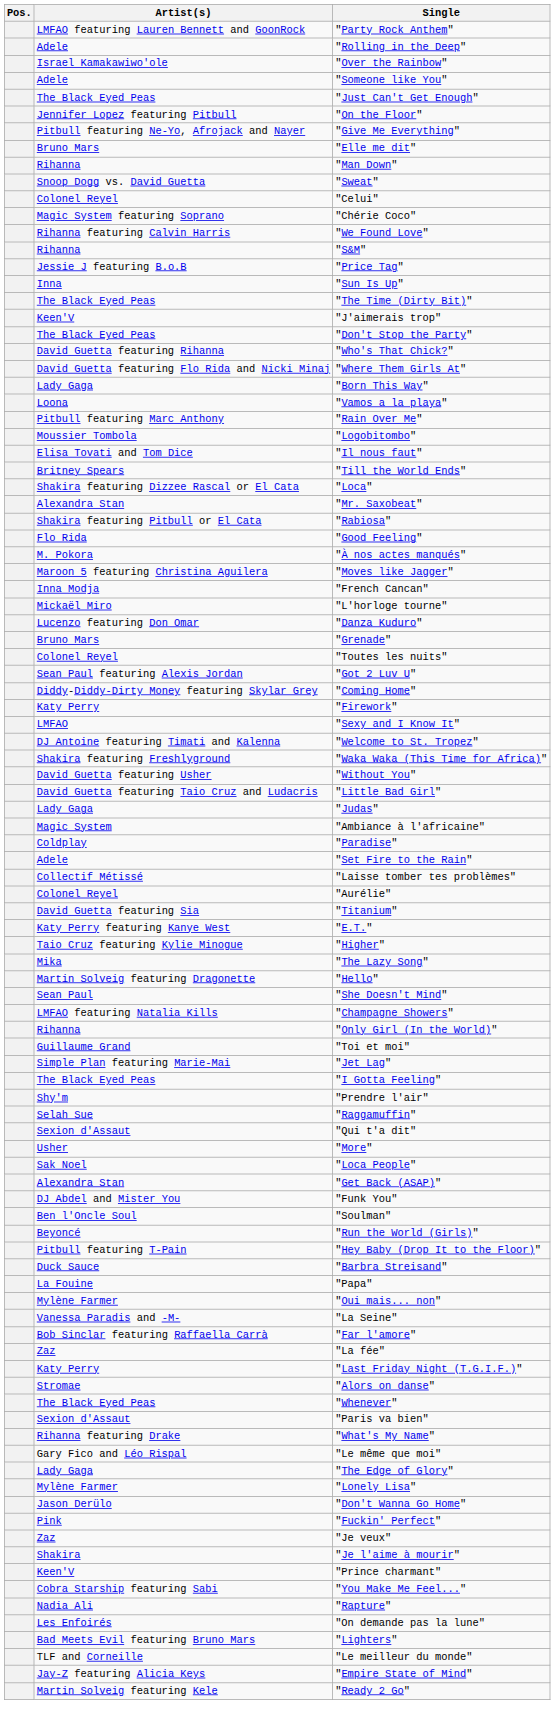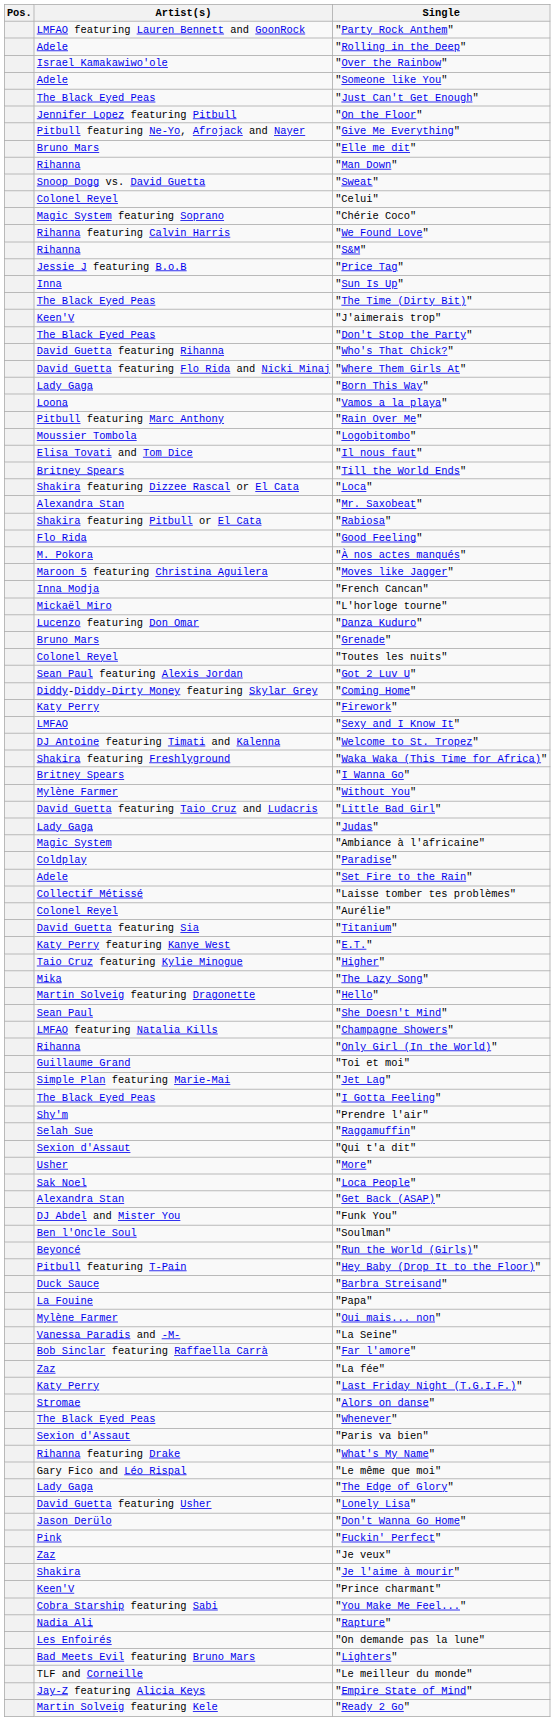+ row: (373, 776)
(124, 776) David Guetta featuring Usher -> (77, 793) Mylène Farmer
(77, 1488) Mylène Farmer -> (124, 1504) David Guetta featuring Usher
